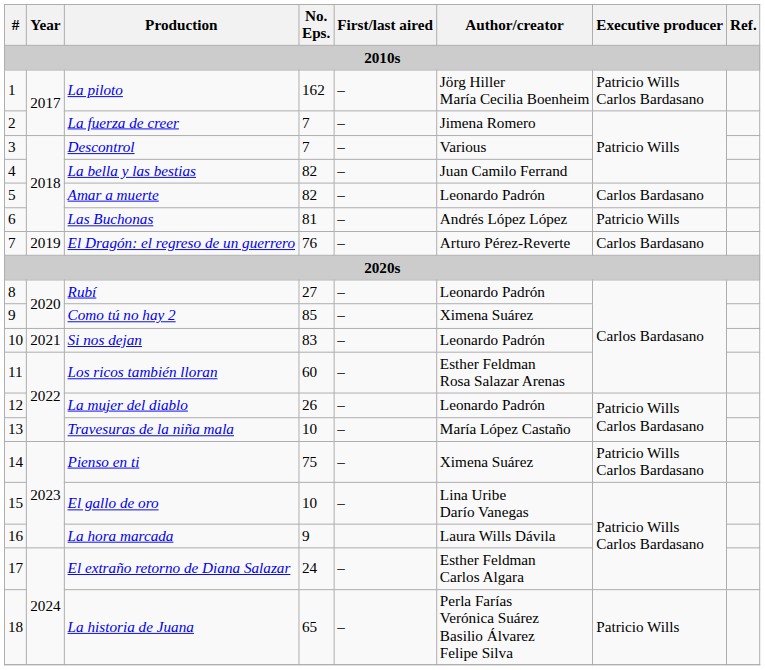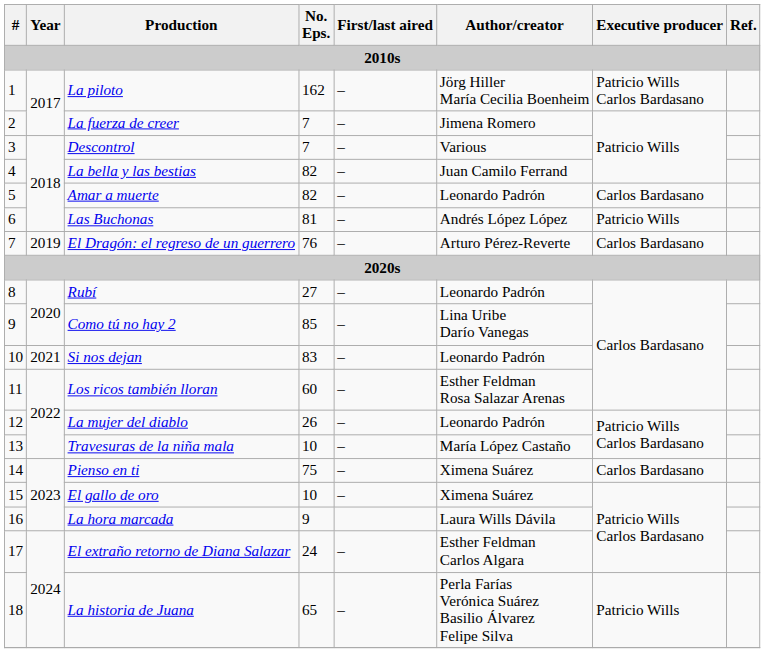(487, 315) Ximena Suárez -> (484, 324) Lina Uribe Darío Vanegas
(650, 462) Patricio Wills Carlos Bardasano -> (650, 470) Carlos Bardasano
(484, 503) Lina Uribe Darío Vanegas -> (487, 494) Ximena Suárez
